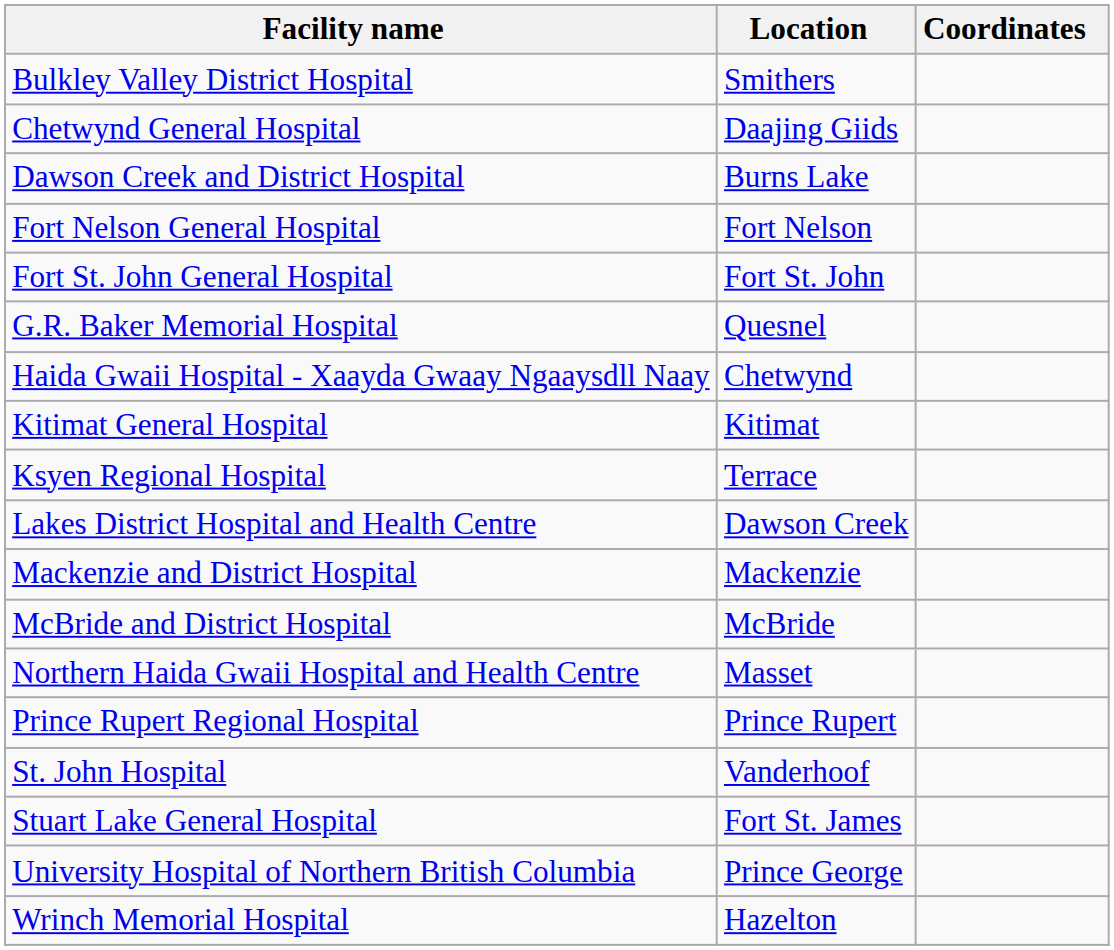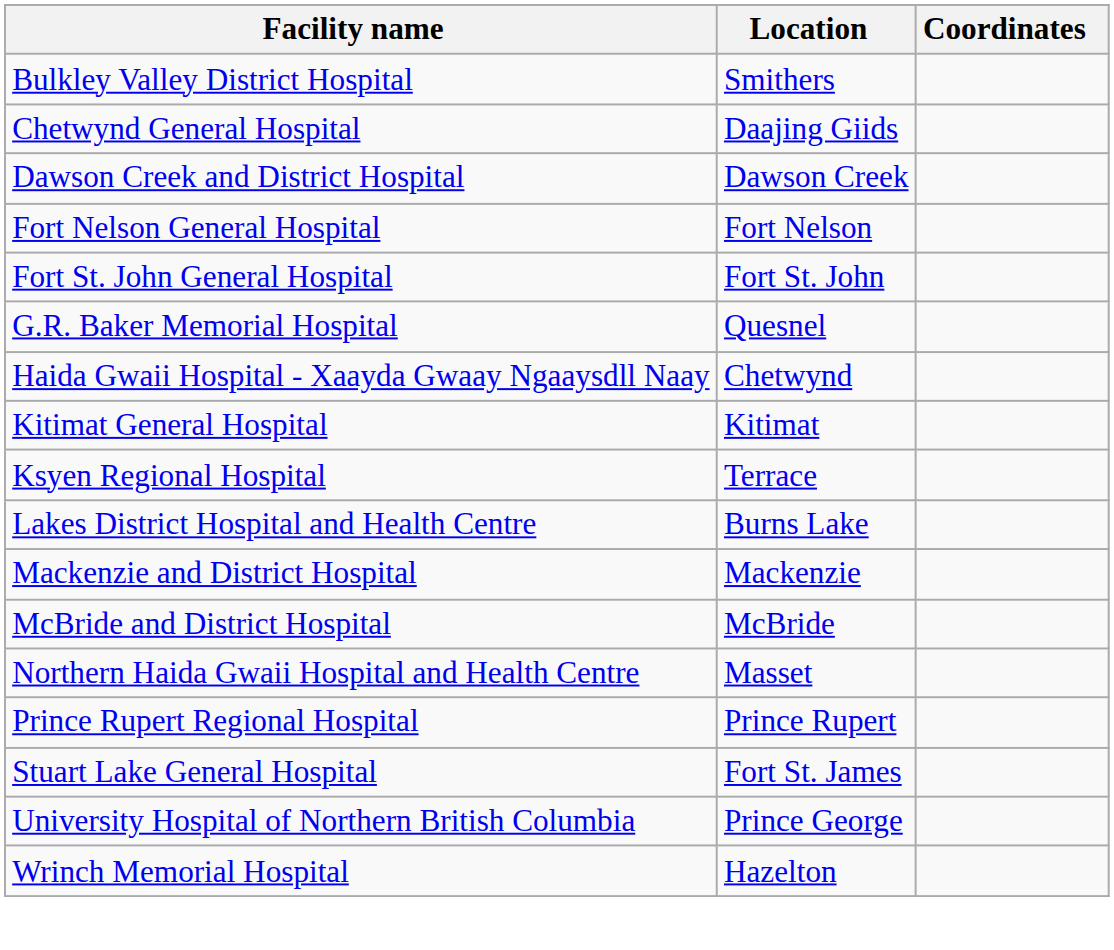(796, 177) Burns Lake -> (816, 177) Dawson Creek
(816, 524) Dawson Creek -> (796, 524) Burns Lake
- row: (119, 771)
